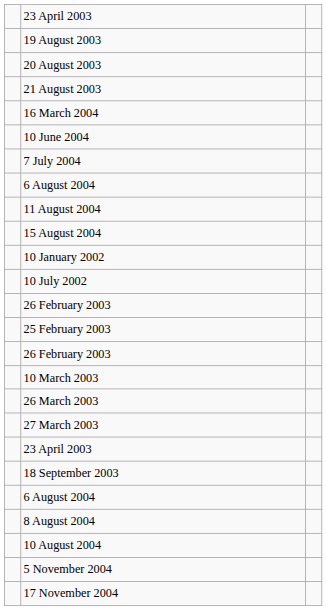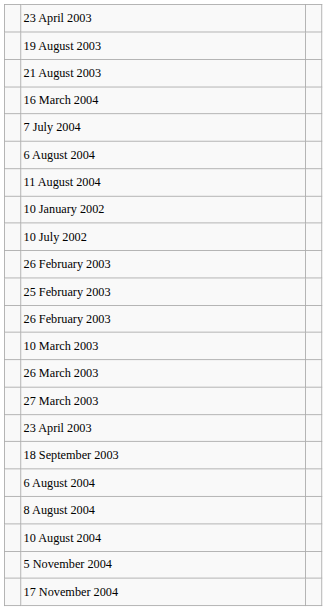- row: (13, 65)
- row: (13, 137)
- row: (13, 233)
